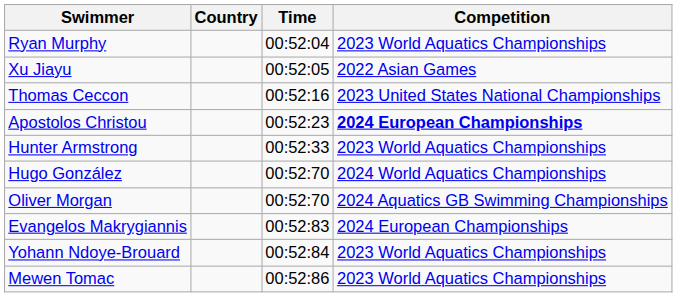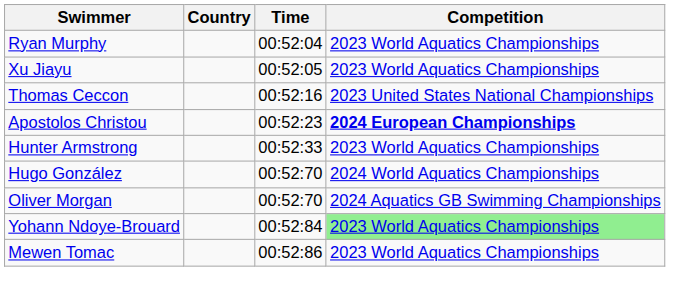(407, 69) 2022 Asian Games -> (465, 69) 2023 World Aquatics Championships
- row: (98, 226)
(472, 252) no background -> (465, 226) lightgreen background
